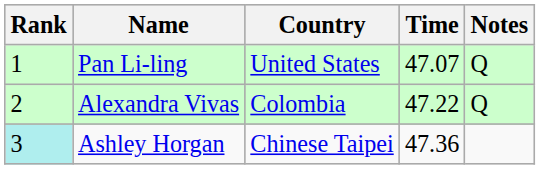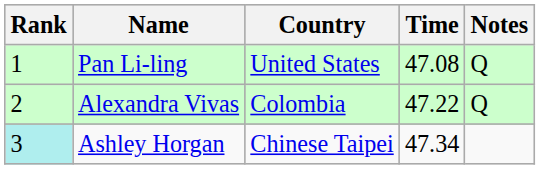(432, 64) 47.07 -> (432, 64) 47.08
(432, 144) 47.36 -> (432, 144) 47.34
